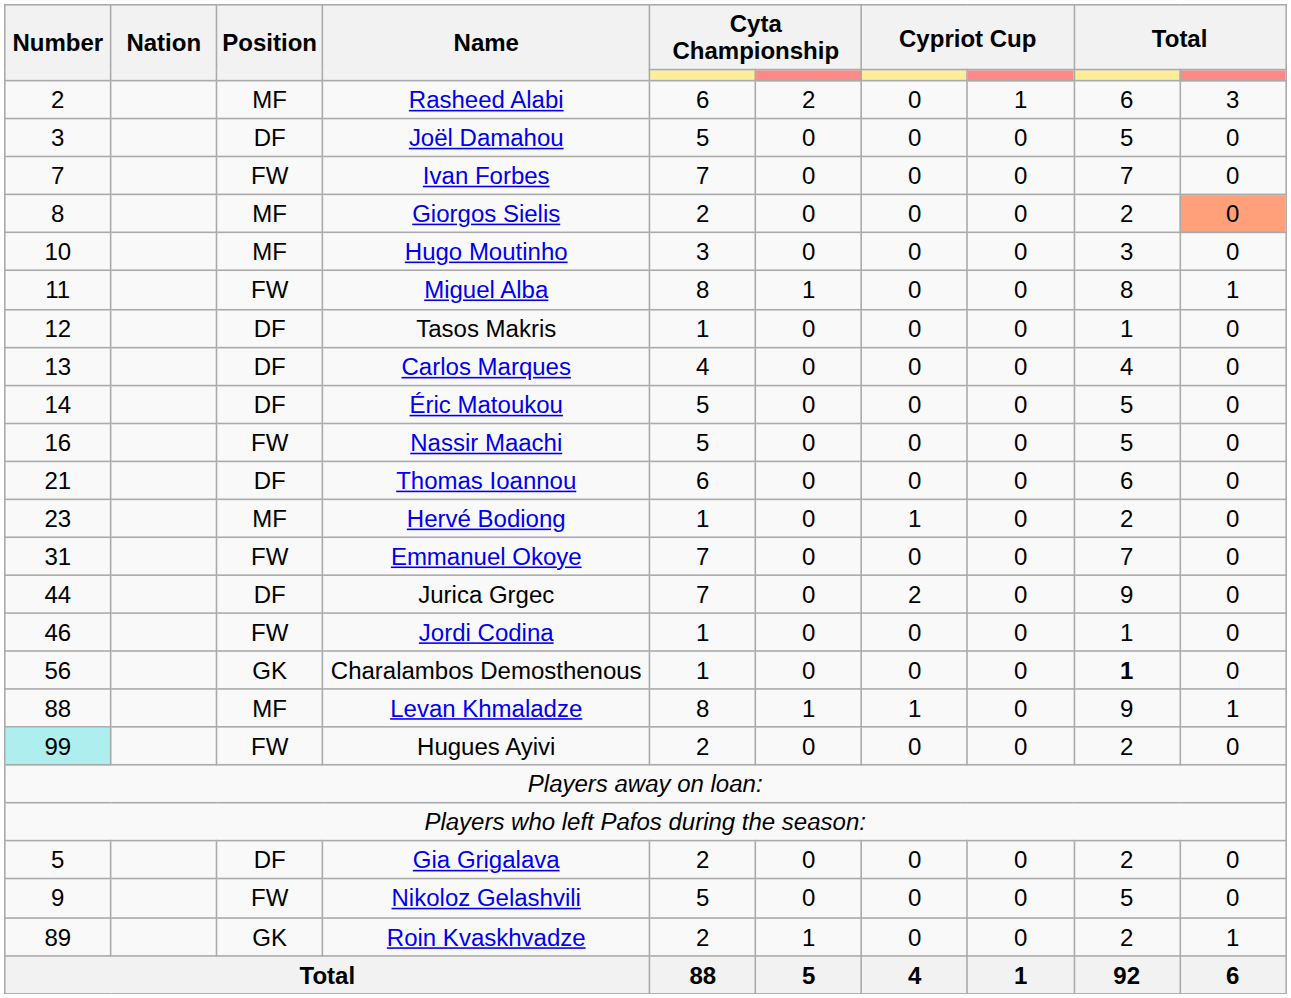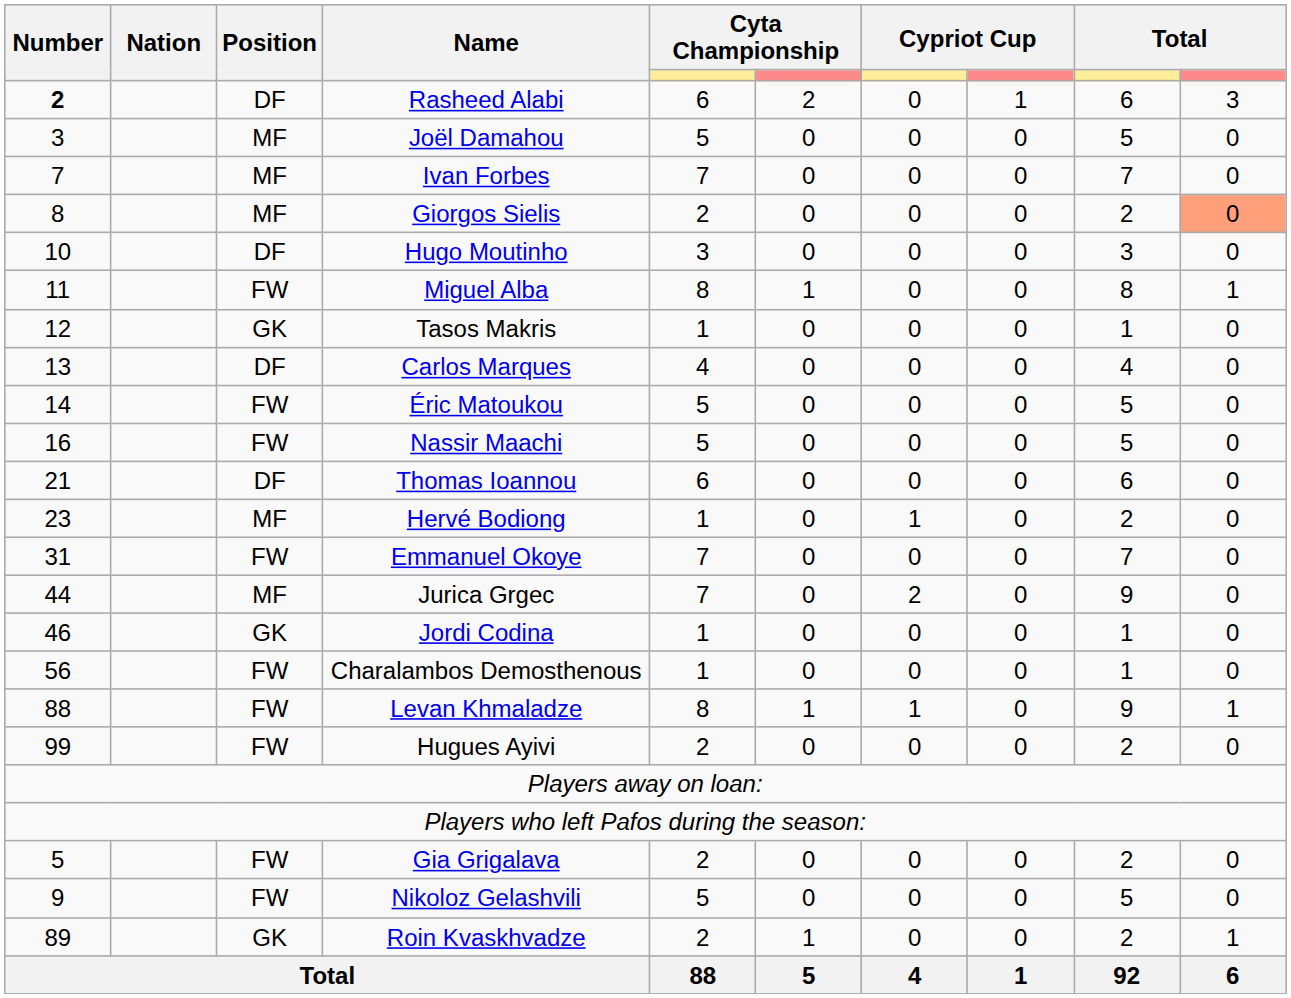(58, 100) normal -> (58, 100) bold
(270, 100) MF -> (270, 100) DF
(270, 138) DF -> (270, 138) MF
(270, 176) FW -> (270, 176) MF
(270, 252) MF -> (270, 252) DF
(270, 328) DF -> (270, 328) GK
(270, 404) DF -> (270, 404) FW
(270, 594) DF -> (270, 594) MF
(270, 632) FW -> (270, 632) GK
(270, 670) GK -> (270, 670) FW
(1127, 670) bold -> (1127, 670) normal
(270, 708) MF -> (270, 708) FW
(58, 746) paleturquoise background -> (58, 746) no background
(270, 860) DF -> (270, 860) FW
